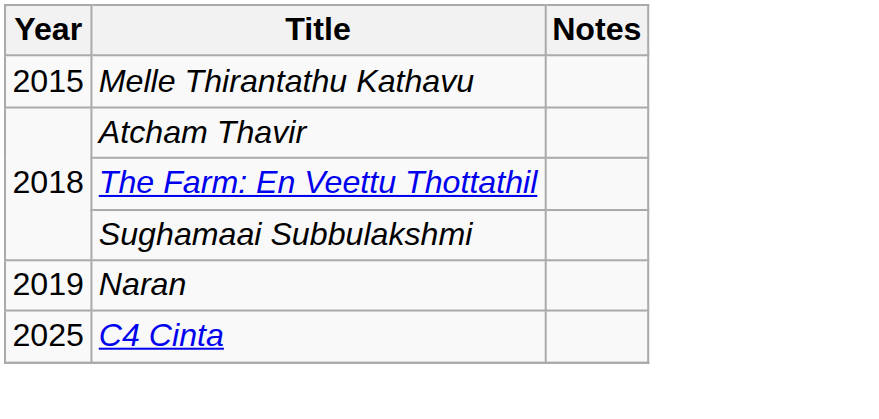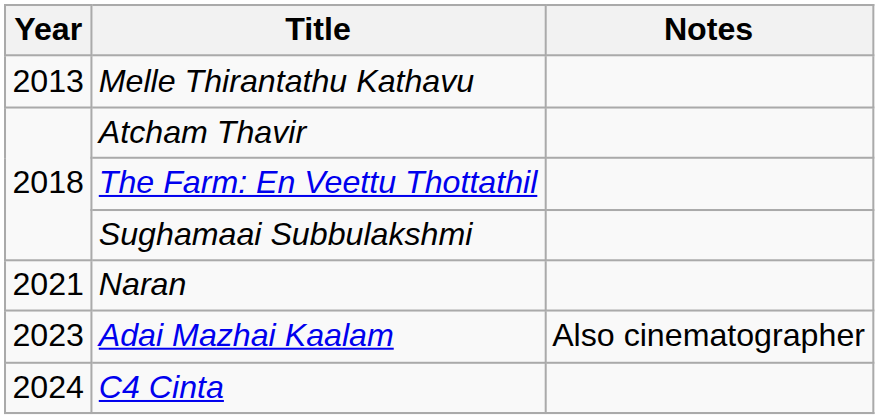(48, 81) 2015 -> (48, 81) 2013
(48, 285) 2019 -> (48, 285) 2021
+ row: (246, 336)
(48, 336) 2025 -> (48, 387) 2024
